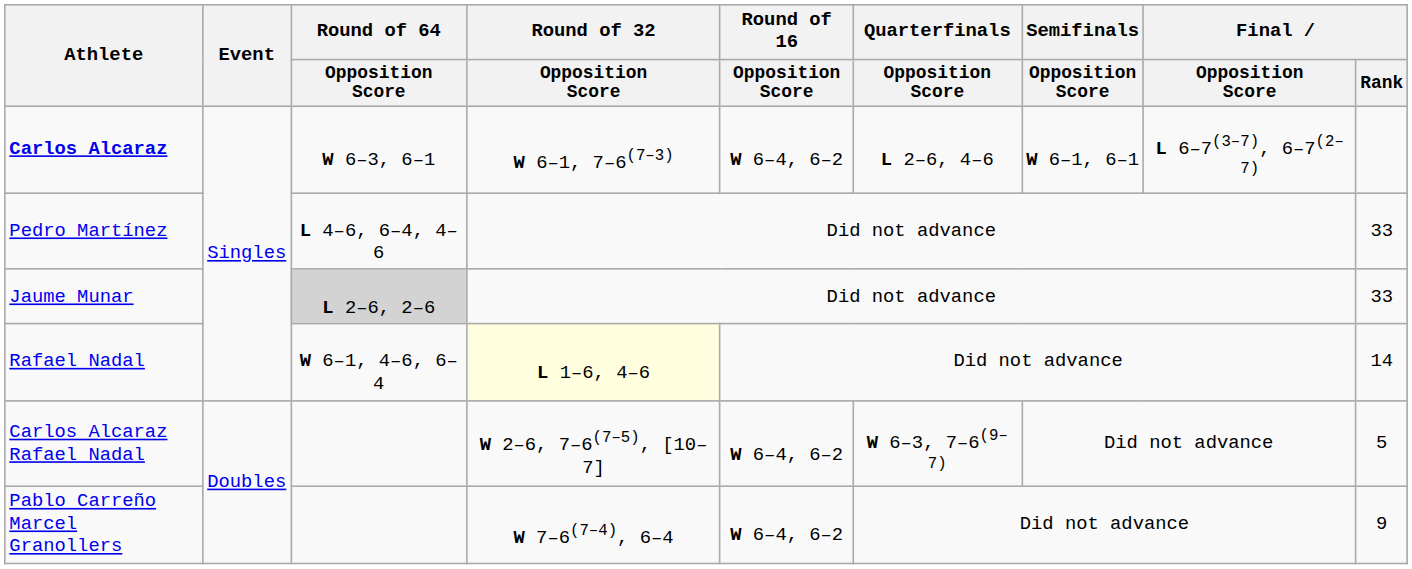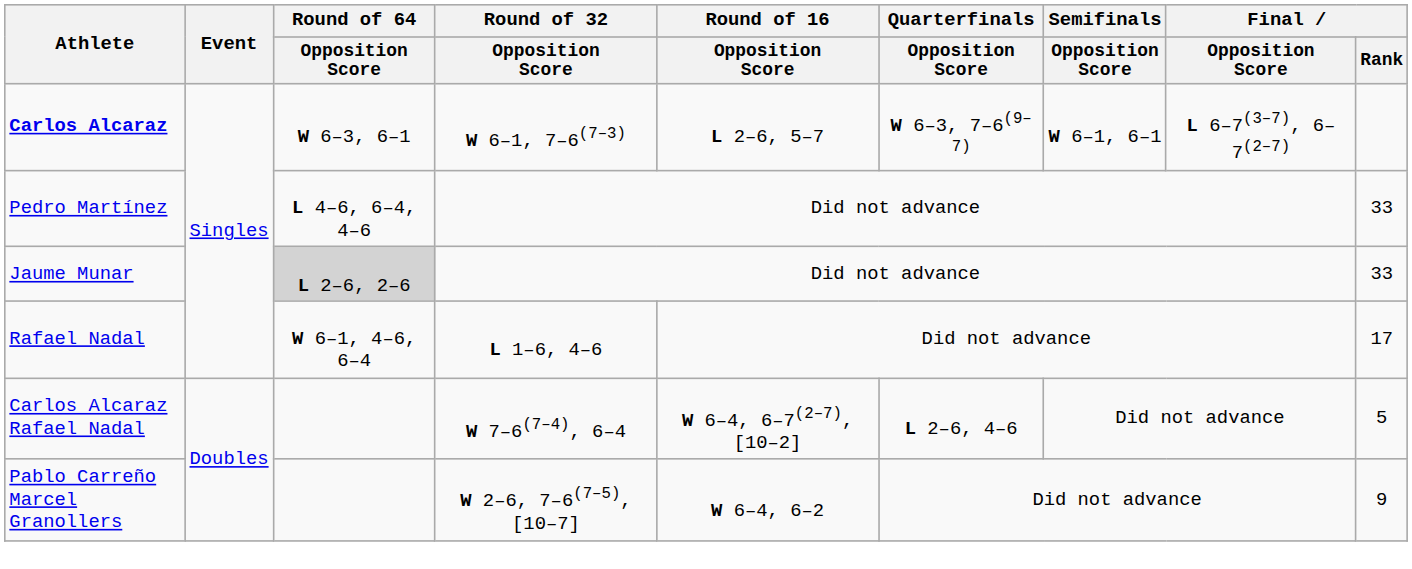(787, 160) W 6–4, 6–2 -> (768, 138) L 2–6, 5–7
(937, 160) L 2–6, 4–6 -> (961, 133) W 6–3, 7–6(9–7)
(594, 373) lightyellow background -> (546, 350) no background
(1382, 361) 14 -> (1382, 339) 17
(594, 454) W 2–6, 7–6(7–5), [10–7] -> (546, 429) W 7–6(7–4), 6–4
(787, 454) W 6–4, 6–2 -> (768, 429) W 6–4, 6–7(2–7), [10–2]
(937, 449) W 6–3, 7–6(9–7) -> (961, 429) L 2–6, 4–6
(594, 535) W 7–6(7–4), 6–4 -> (546, 511) W 2–6, 7–6(7–5), [10–7]
